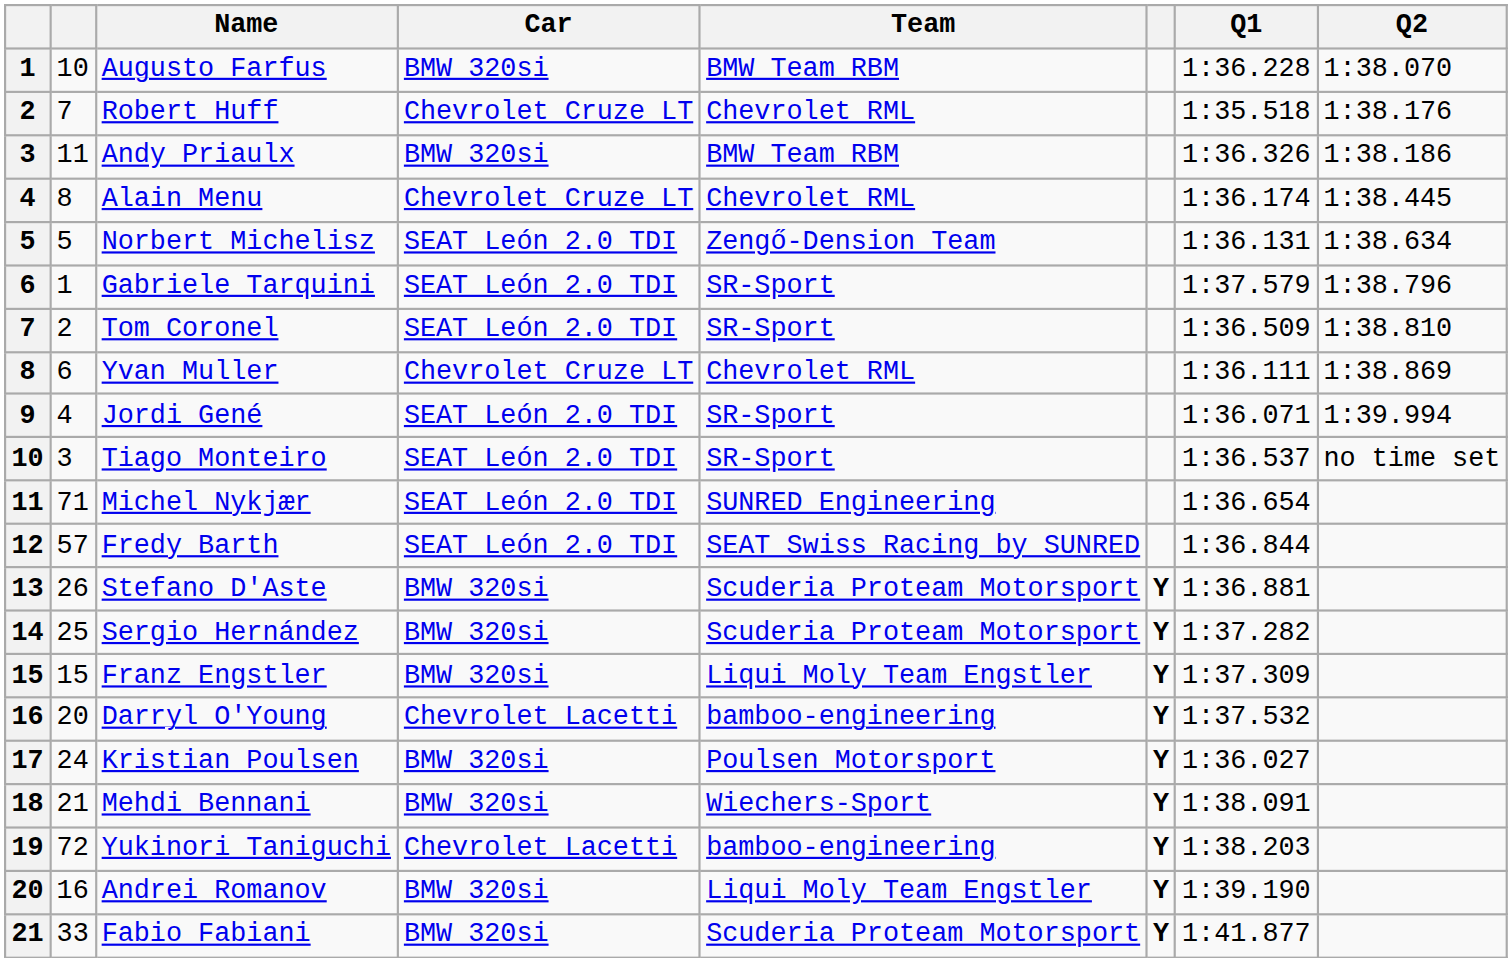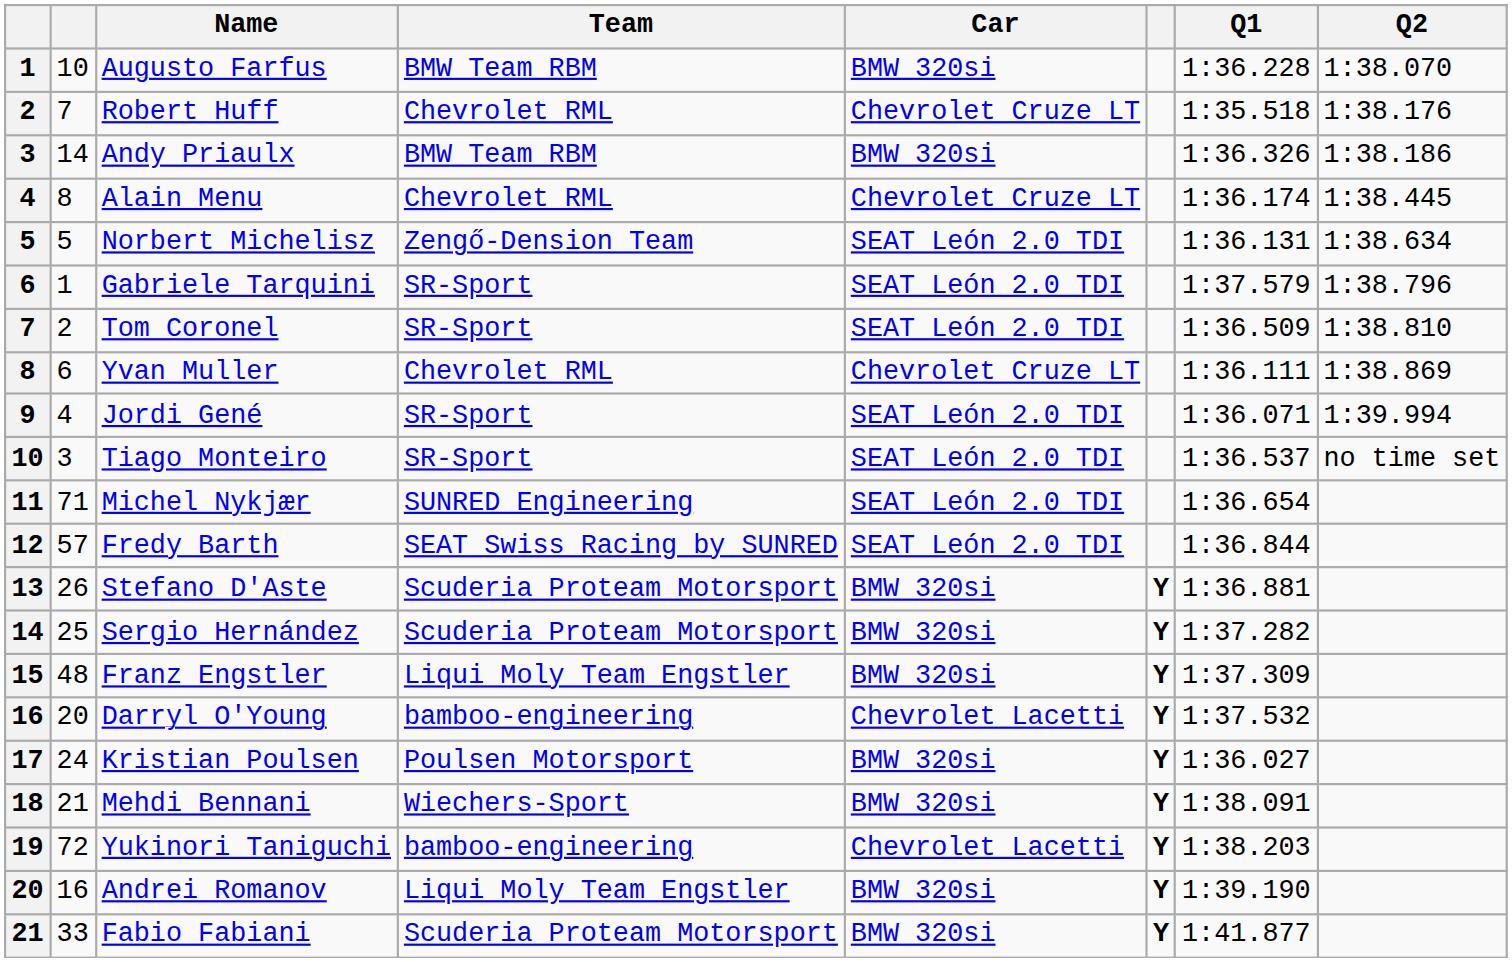columns swapped: (923, 27) <-> (549, 27)
(73, 157) 11 -> (73, 157) 14
(73, 676) 15 -> (73, 676) 48
